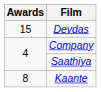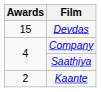(25, 78) 8 -> (25, 78) 2
